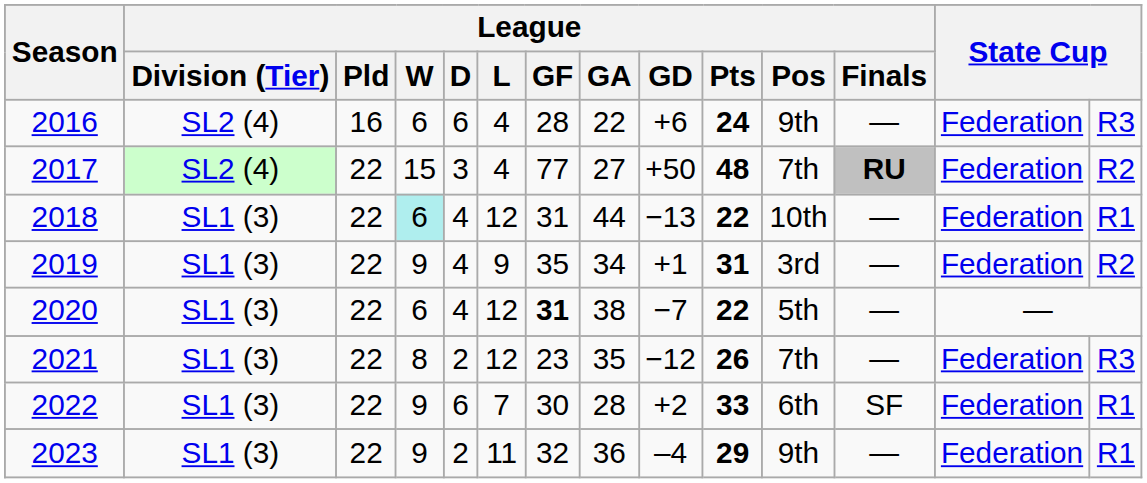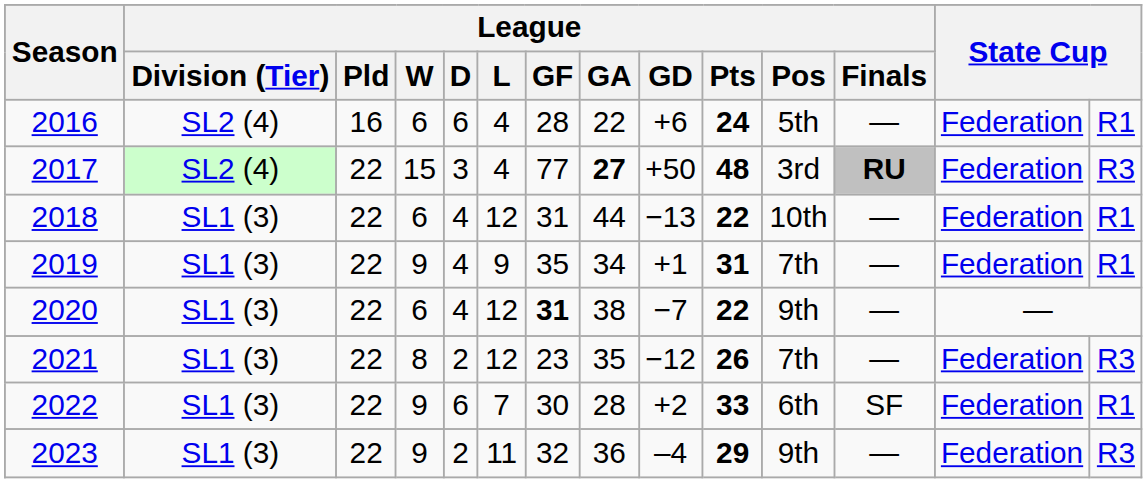(798, 122) 9th -> (798, 122) 5th
(1116, 122) R3 -> (1116, 122) R1
(609, 169) normal -> (609, 169) bold
(798, 169) 7th -> (798, 169) 3rd
(1116, 169) R2 -> (1116, 169) R3
(420, 216) paleturquoise background -> (420, 216) no background
(798, 264) 3rd -> (798, 264) 7th
(1116, 264) R2 -> (1116, 264) R1
(798, 311) 5th -> (798, 311) 9th
(1116, 452) R1 -> (1116, 452) R3
